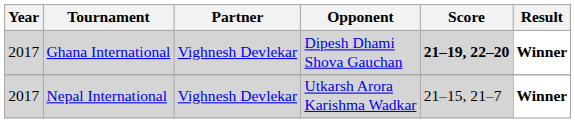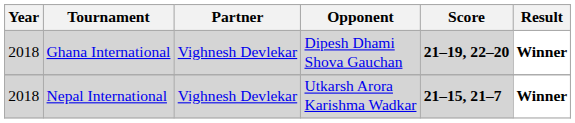(24, 52) 2017 -> (24, 52) 2018
(24, 96) 2017 -> (24, 96) 2018
(463, 96) normal -> (463, 96) bold
